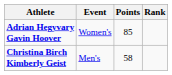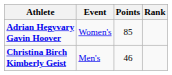(128, 58) 58 -> (128, 58) 46
